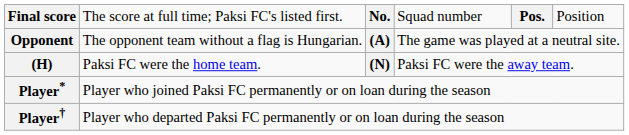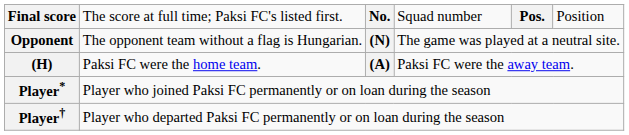(380, 40) (A) -> (380, 40) (N)
(380, 64) (N) -> (380, 64) (A)
